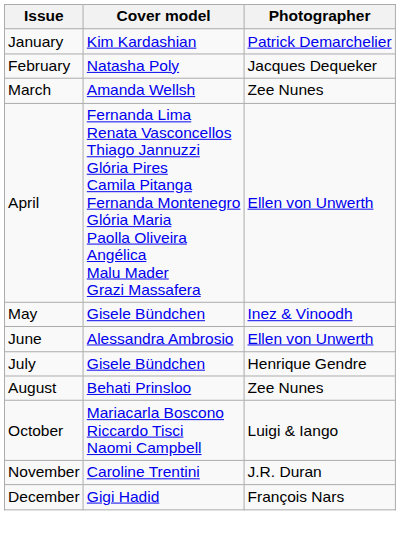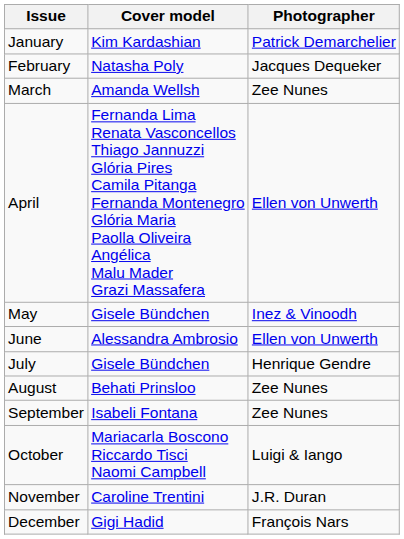+ row: (46, 412)
